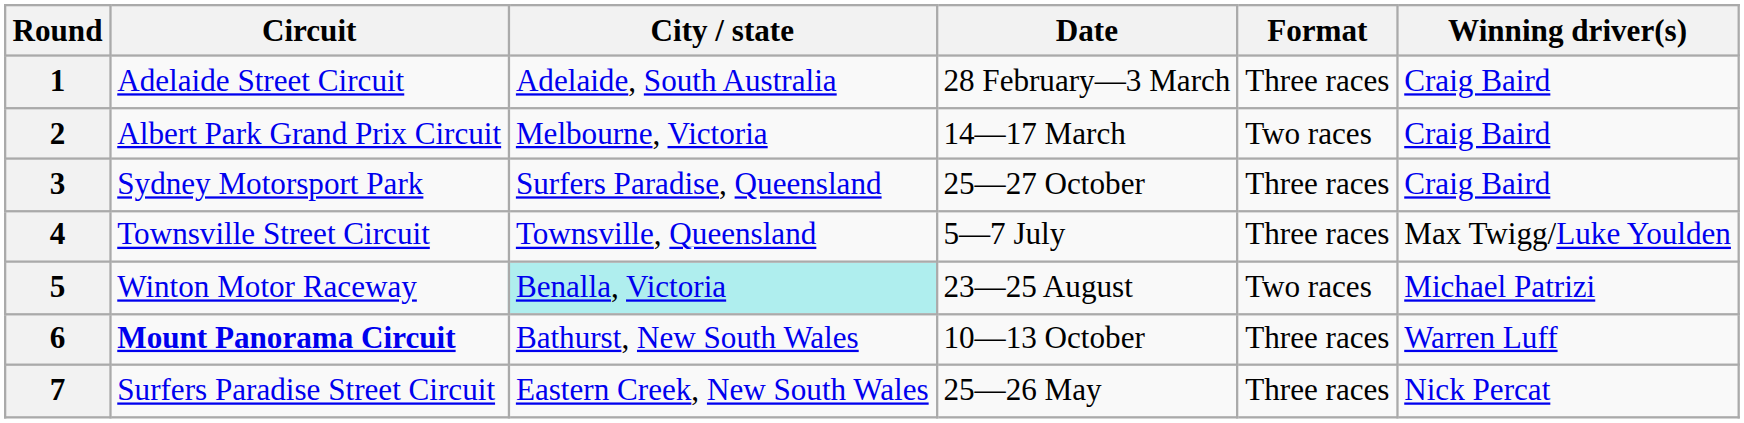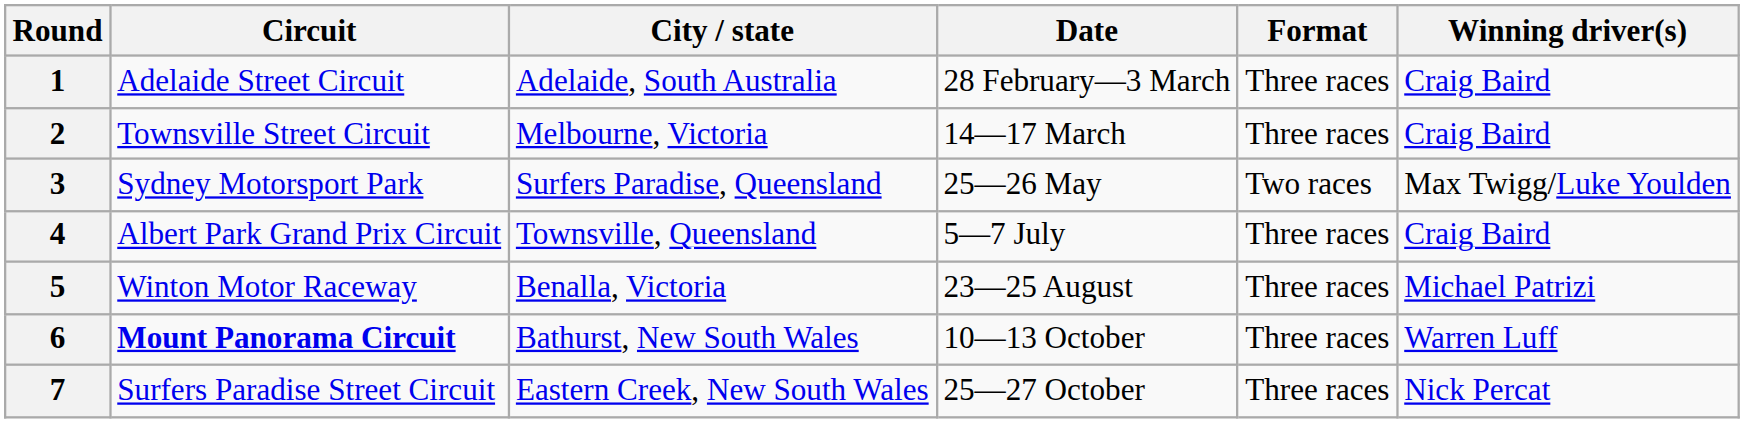(309, 132) Albert Park Grand Prix Circuit -> (274, 132) Townsville Street Circuit
(1308, 132) Two races -> (1317, 132) Three races
(1044, 183) 25—27 October -> (1023, 183) 25—26 May
(1317, 183) Three races -> (1308, 183) Two races
(1477, 183) Craig Baird -> (1568, 183) Max Twigg/Luke Youlden
(274, 235) Townsville Street Circuit -> (309, 235) Albert Park Grand Prix Circuit
(1568, 235) Max Twigg/Luke Youlden -> (1477, 235) Craig Baird
(621, 286) paleturquoise background -> (621, 286) no background
(1308, 286) Two races -> (1317, 286) Three races
(1023, 389) 25—26 May -> (1044, 389) 25—27 October
